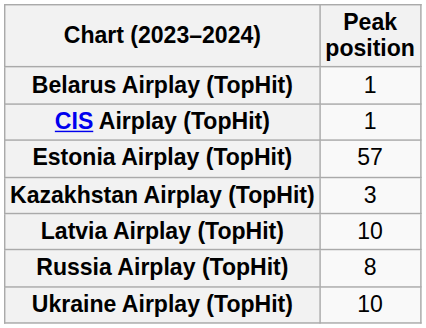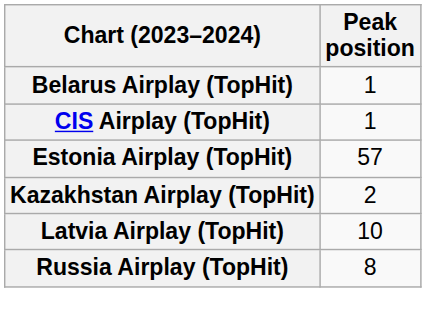(370, 194) 3 -> (370, 194) 2
- row: (162, 304)
